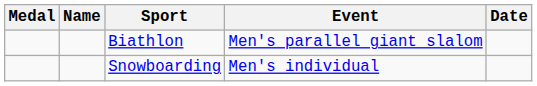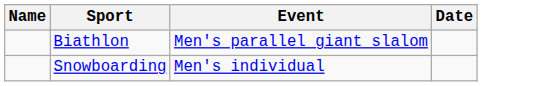- column: (32, 18)
